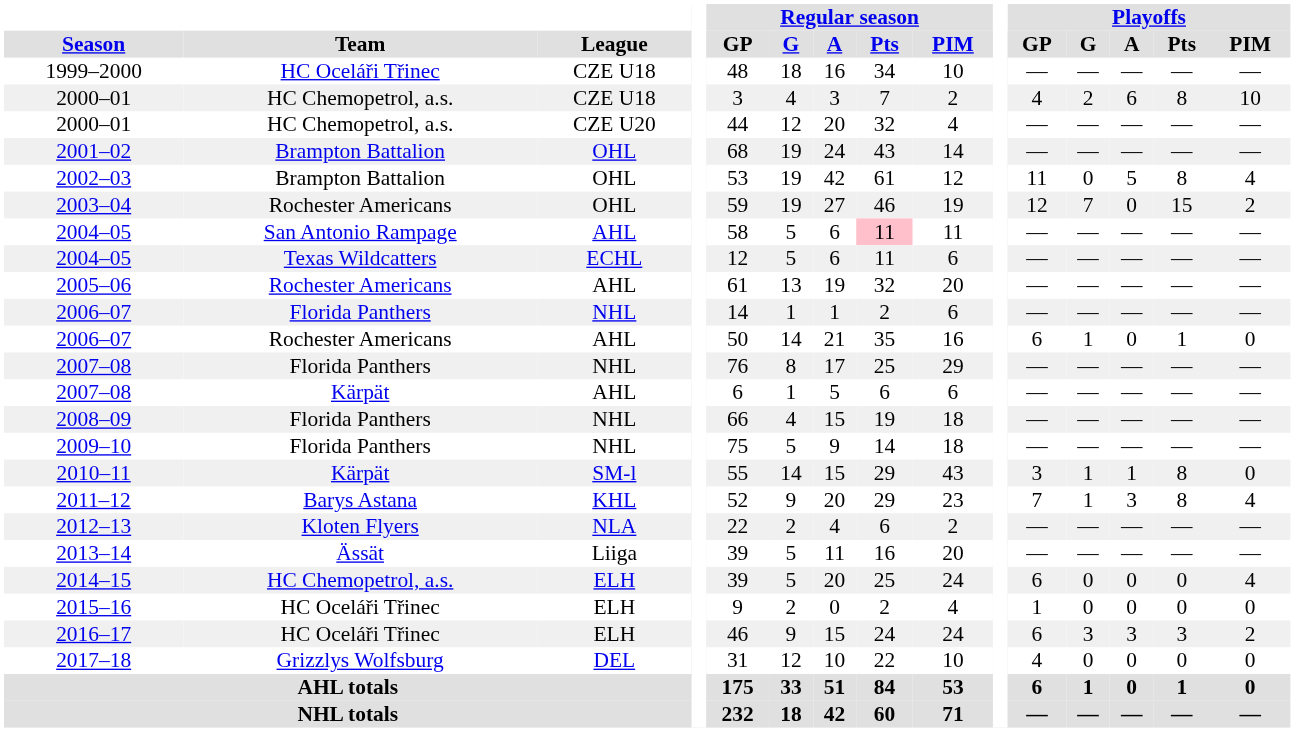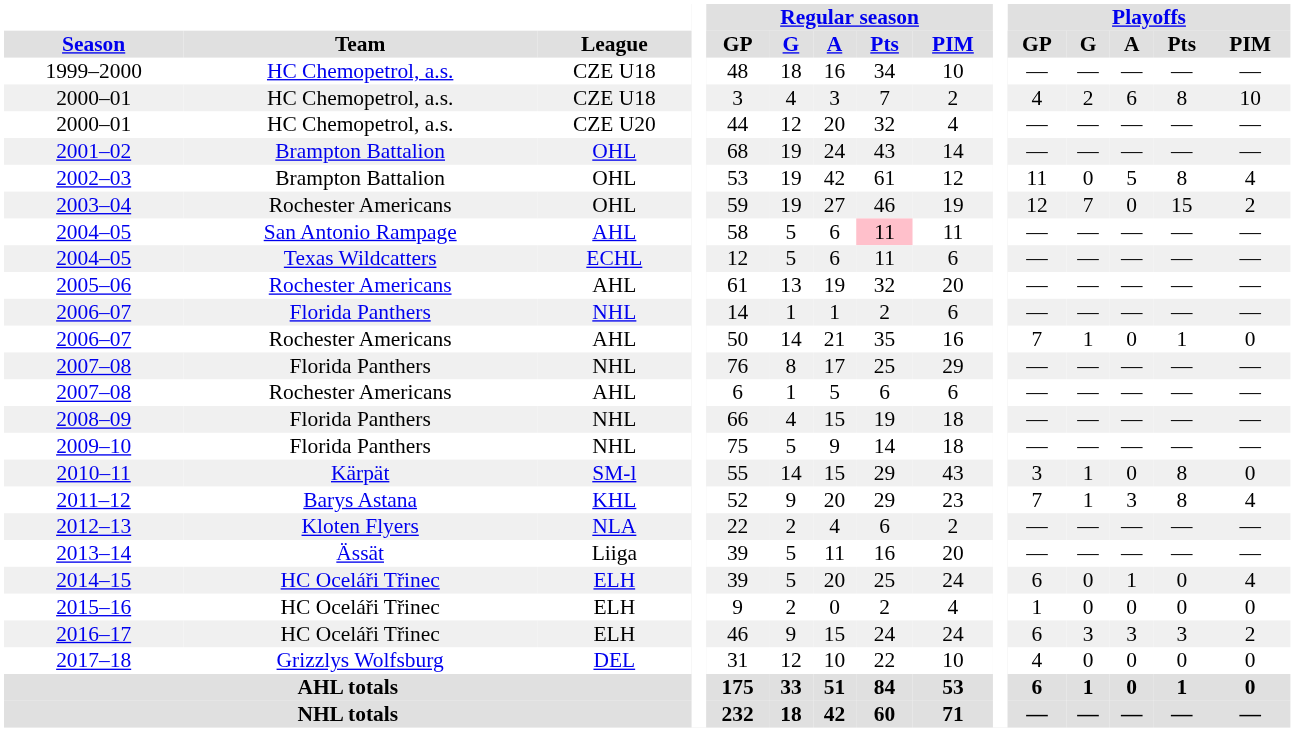(360, 70) HC Oceláři Třinec -> (360, 70) HC Chemopetrol, a.s.
(1037, 338) 6 -> (1037, 338) 7
(360, 392) Kärpät -> (360, 392) Rochester Americans
(1132, 472) 1 -> (1132, 472) 0
(360, 580) HC Chemopetrol, a.s. -> (360, 580) HC Oceláři Třinec
(1132, 580) 0 -> (1132, 580) 1
